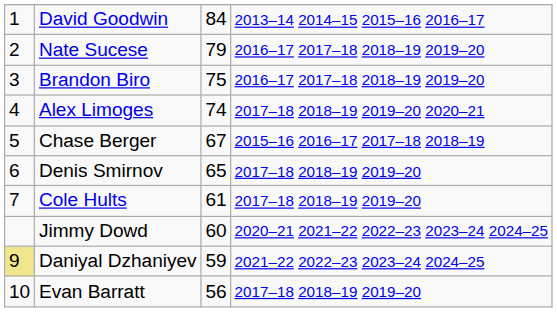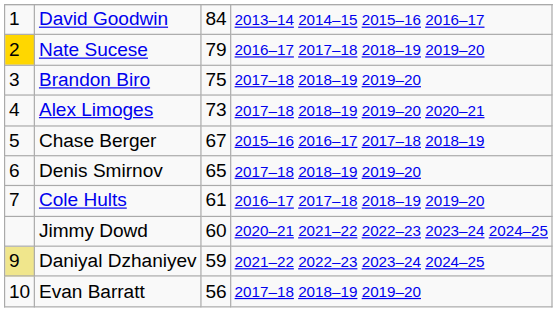(14, 49) no background -> (14, 49) gold background
(360, 80) 2016–17 2017–18 2018–19 2019–20 -> (328, 80) 2017–18 2018–19 2019–20
(216, 110) 74 -> (216, 110) 73
(328, 201) 2017–18 2018–19 2019–20 -> (360, 201) 2016–17 2017–18 2018–19 2019–20
